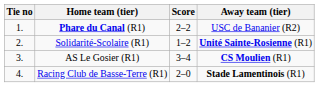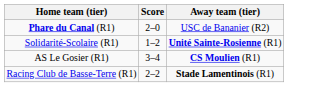- column: (20, 12)
(183, 27) 2–2 -> (153, 27) 2–0
(183, 74) 2–0 -> (153, 74) 2–2
